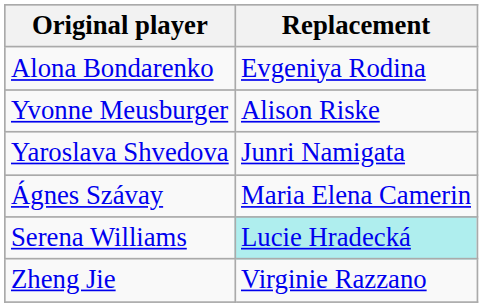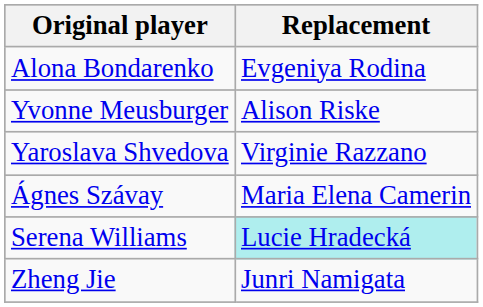(323, 152) Junri Namigata -> (334, 152) Virginie Razzano
(334, 279) Virginie Razzano -> (323, 279) Junri Namigata
